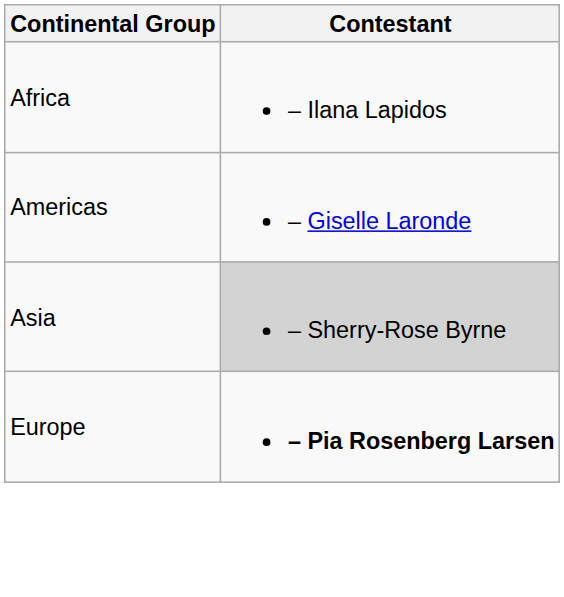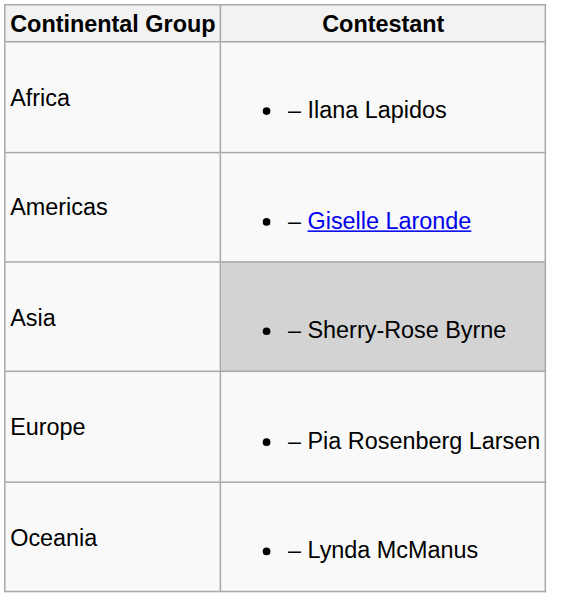(390, 440) bold -> (383, 440) normal
+ row: (54, 537)
